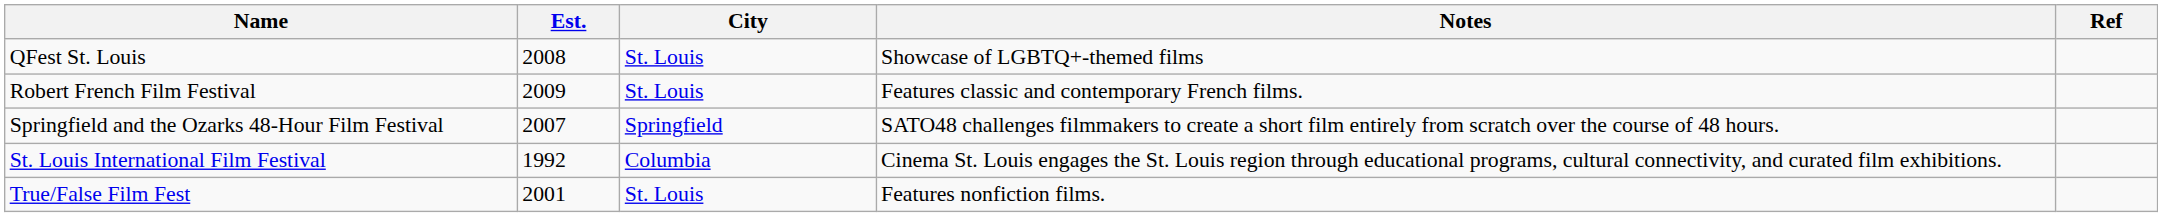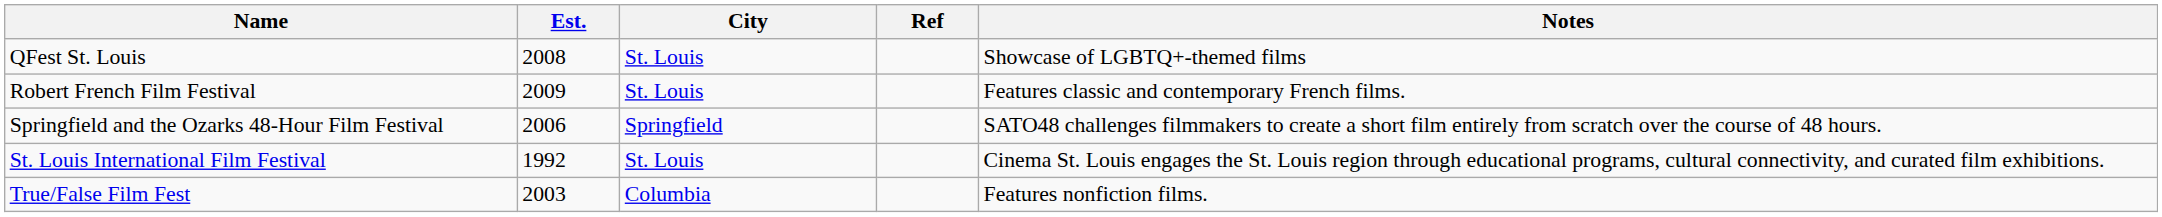columns swapped: (1466, 21) <-> (2106, 21)
(544, 125) 2007 -> (544, 125) 2006
(668, 159) Columbia -> (664, 159) St. Louis
(544, 194) 2001 -> (544, 194) 2003
(664, 194) St. Louis -> (668, 194) Columbia
